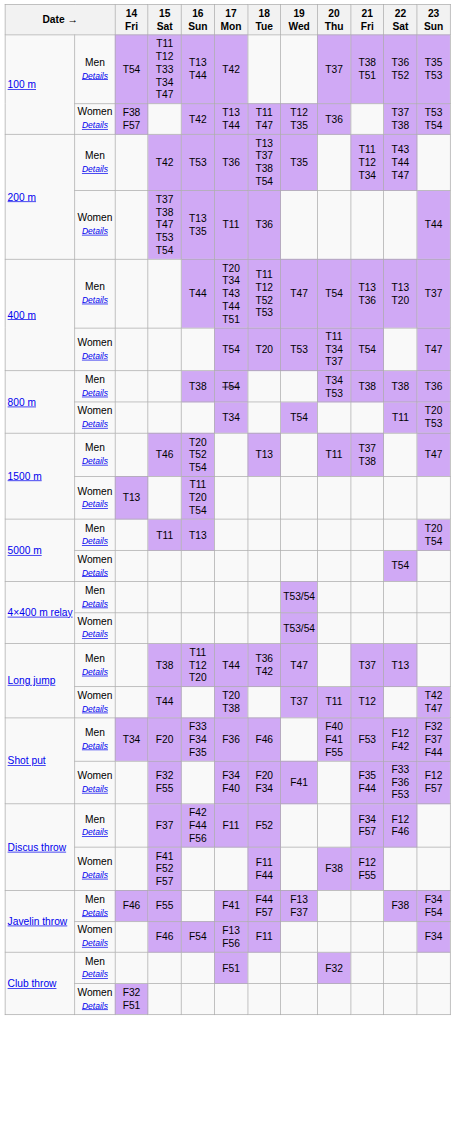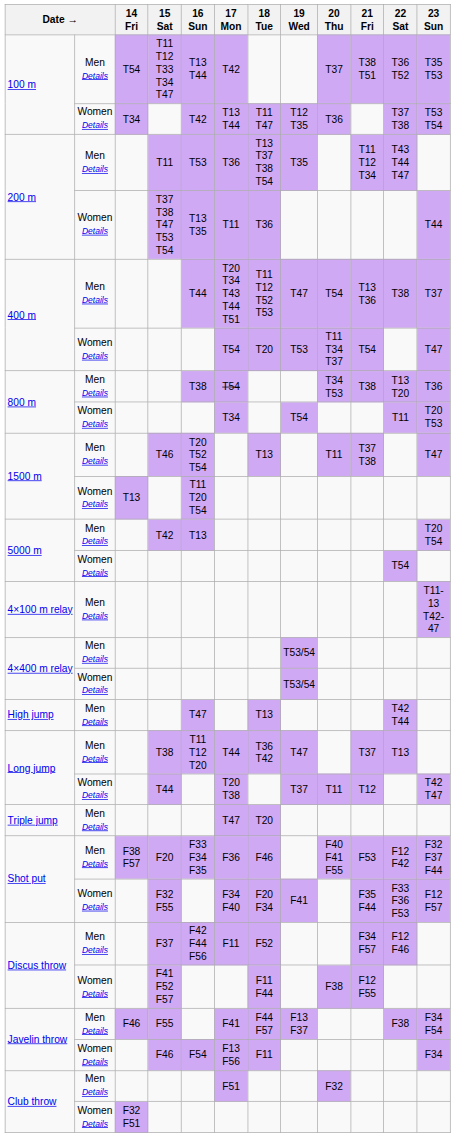(131, 119) F38 F57 -> (131, 119) T34
(165, 162) T42 -> (165, 162) T11
(400, 293) T13 T20 -> (400, 293) T38
(400, 386) T38 -> (400, 386) T13 T20
(165, 535) T11 -> (165, 535) T42
+ row: (40, 609)
+ row: (31, 715)
+ row: (33, 820)
(131, 739) T34 -> (131, 857) F38 F57
